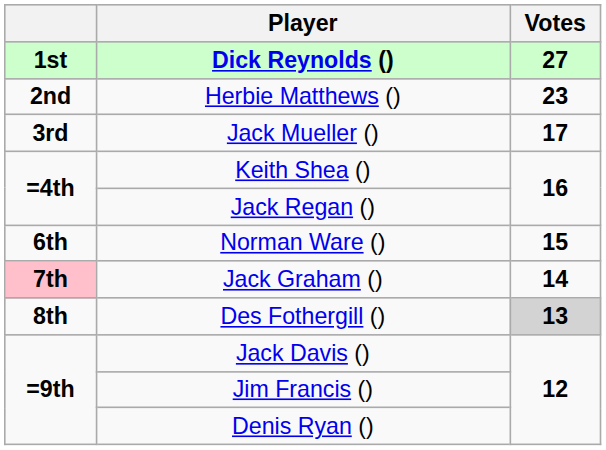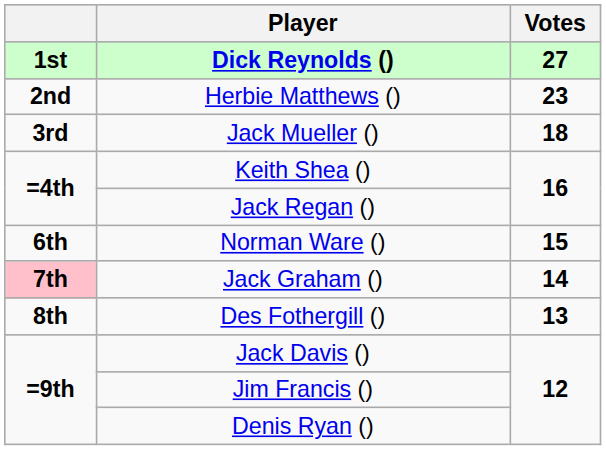(555, 133) 17 -> (555, 133) 18
(555, 317) lightgrey background -> (555, 317) no background
